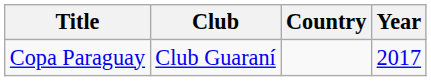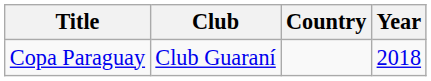(399, 57) 2017 -> (399, 57) 2018
